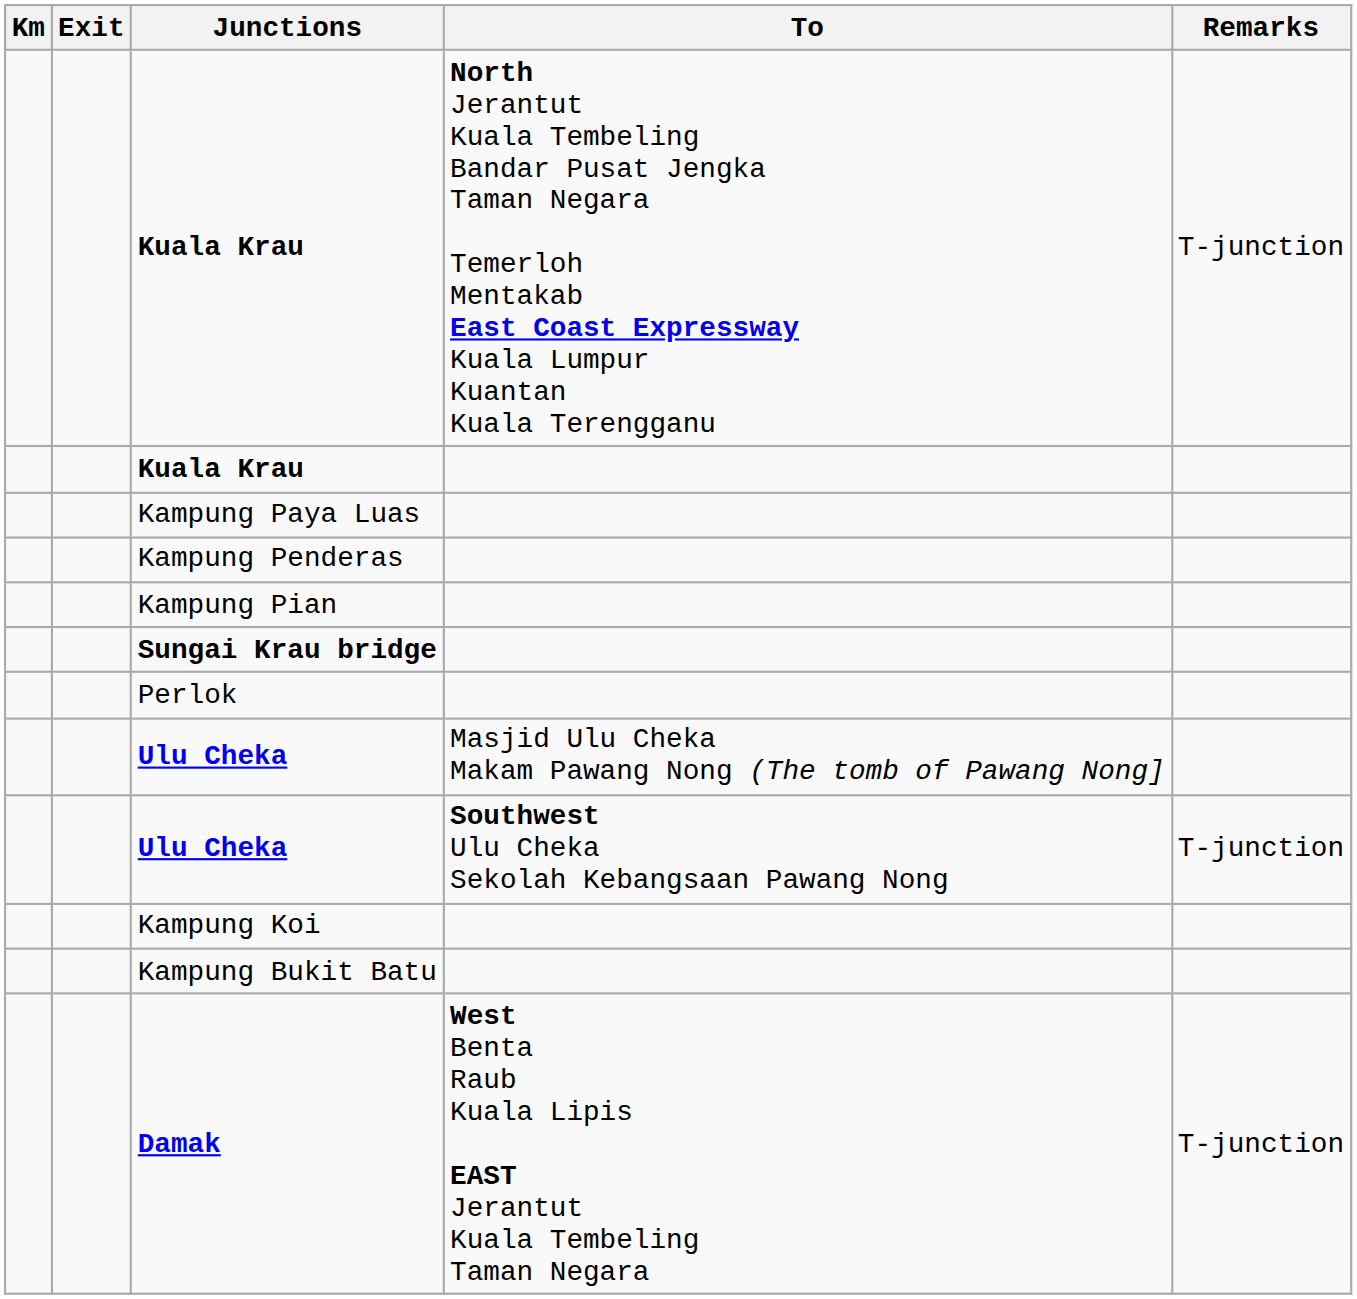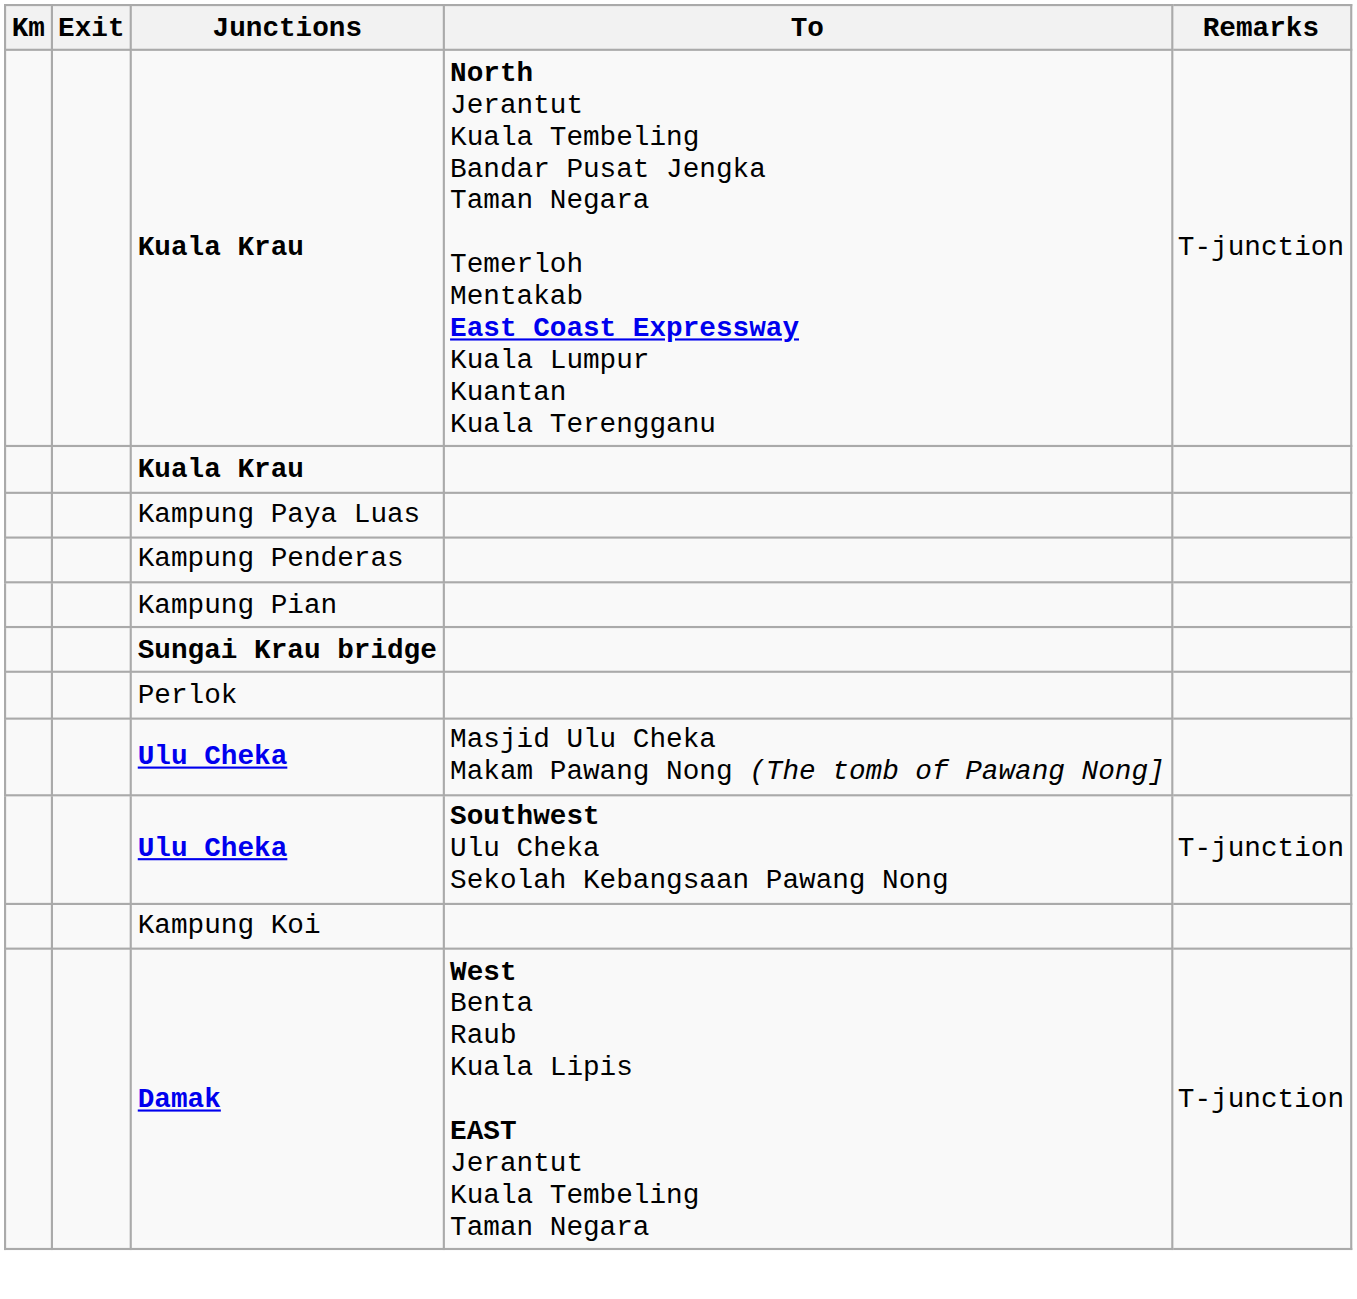- row: (287, 971)
